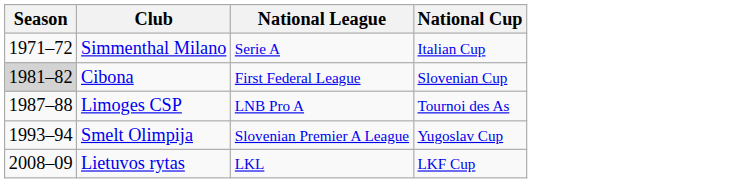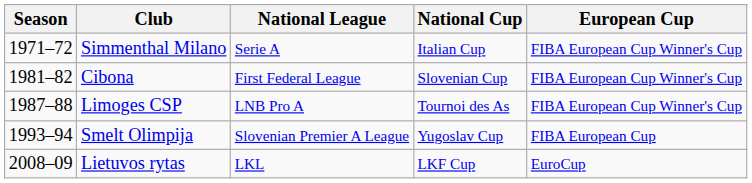+ column: (636, 18)
(41, 76) lightgrey background -> (41, 76) no background
